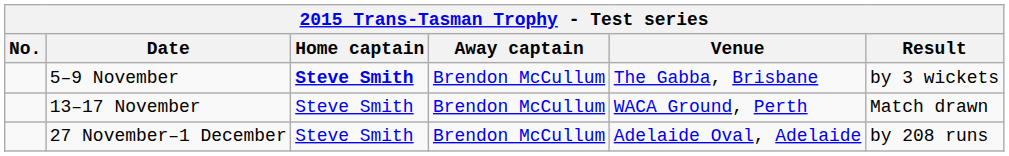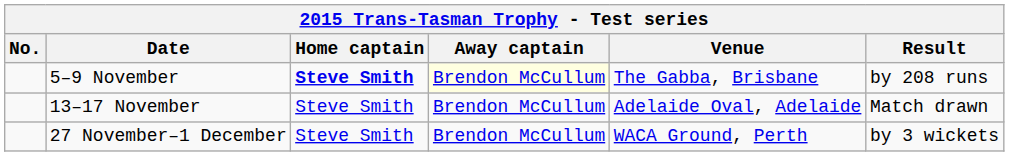(519, 78) no background -> (519, 78) lightyellow background
(935, 78) by 3 wickets -> (929, 78) by 208 runs
(711, 107) WACA Ground, Perth -> (738, 107) Adelaide Oval, Adelaide
(738, 136) Adelaide Oval, Adelaide -> (711, 136) WACA Ground, Perth
(929, 136) by 208 runs -> (935, 136) by 3 wickets
